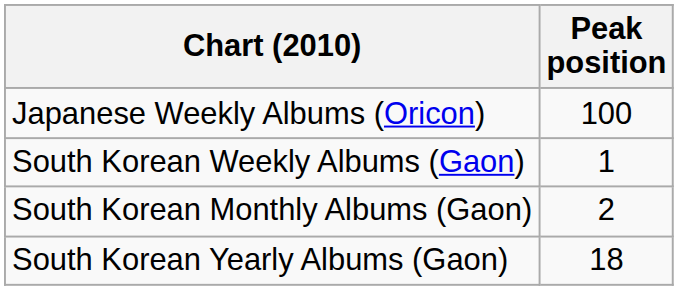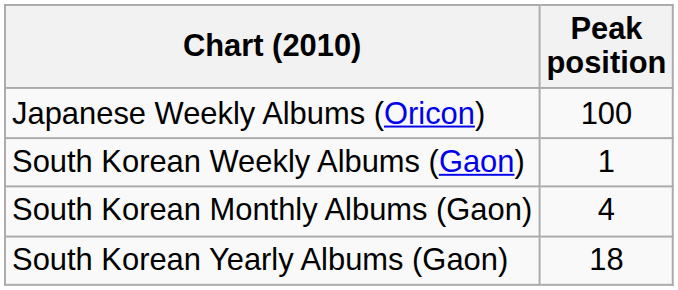(606, 210) 2 -> (606, 210) 4
